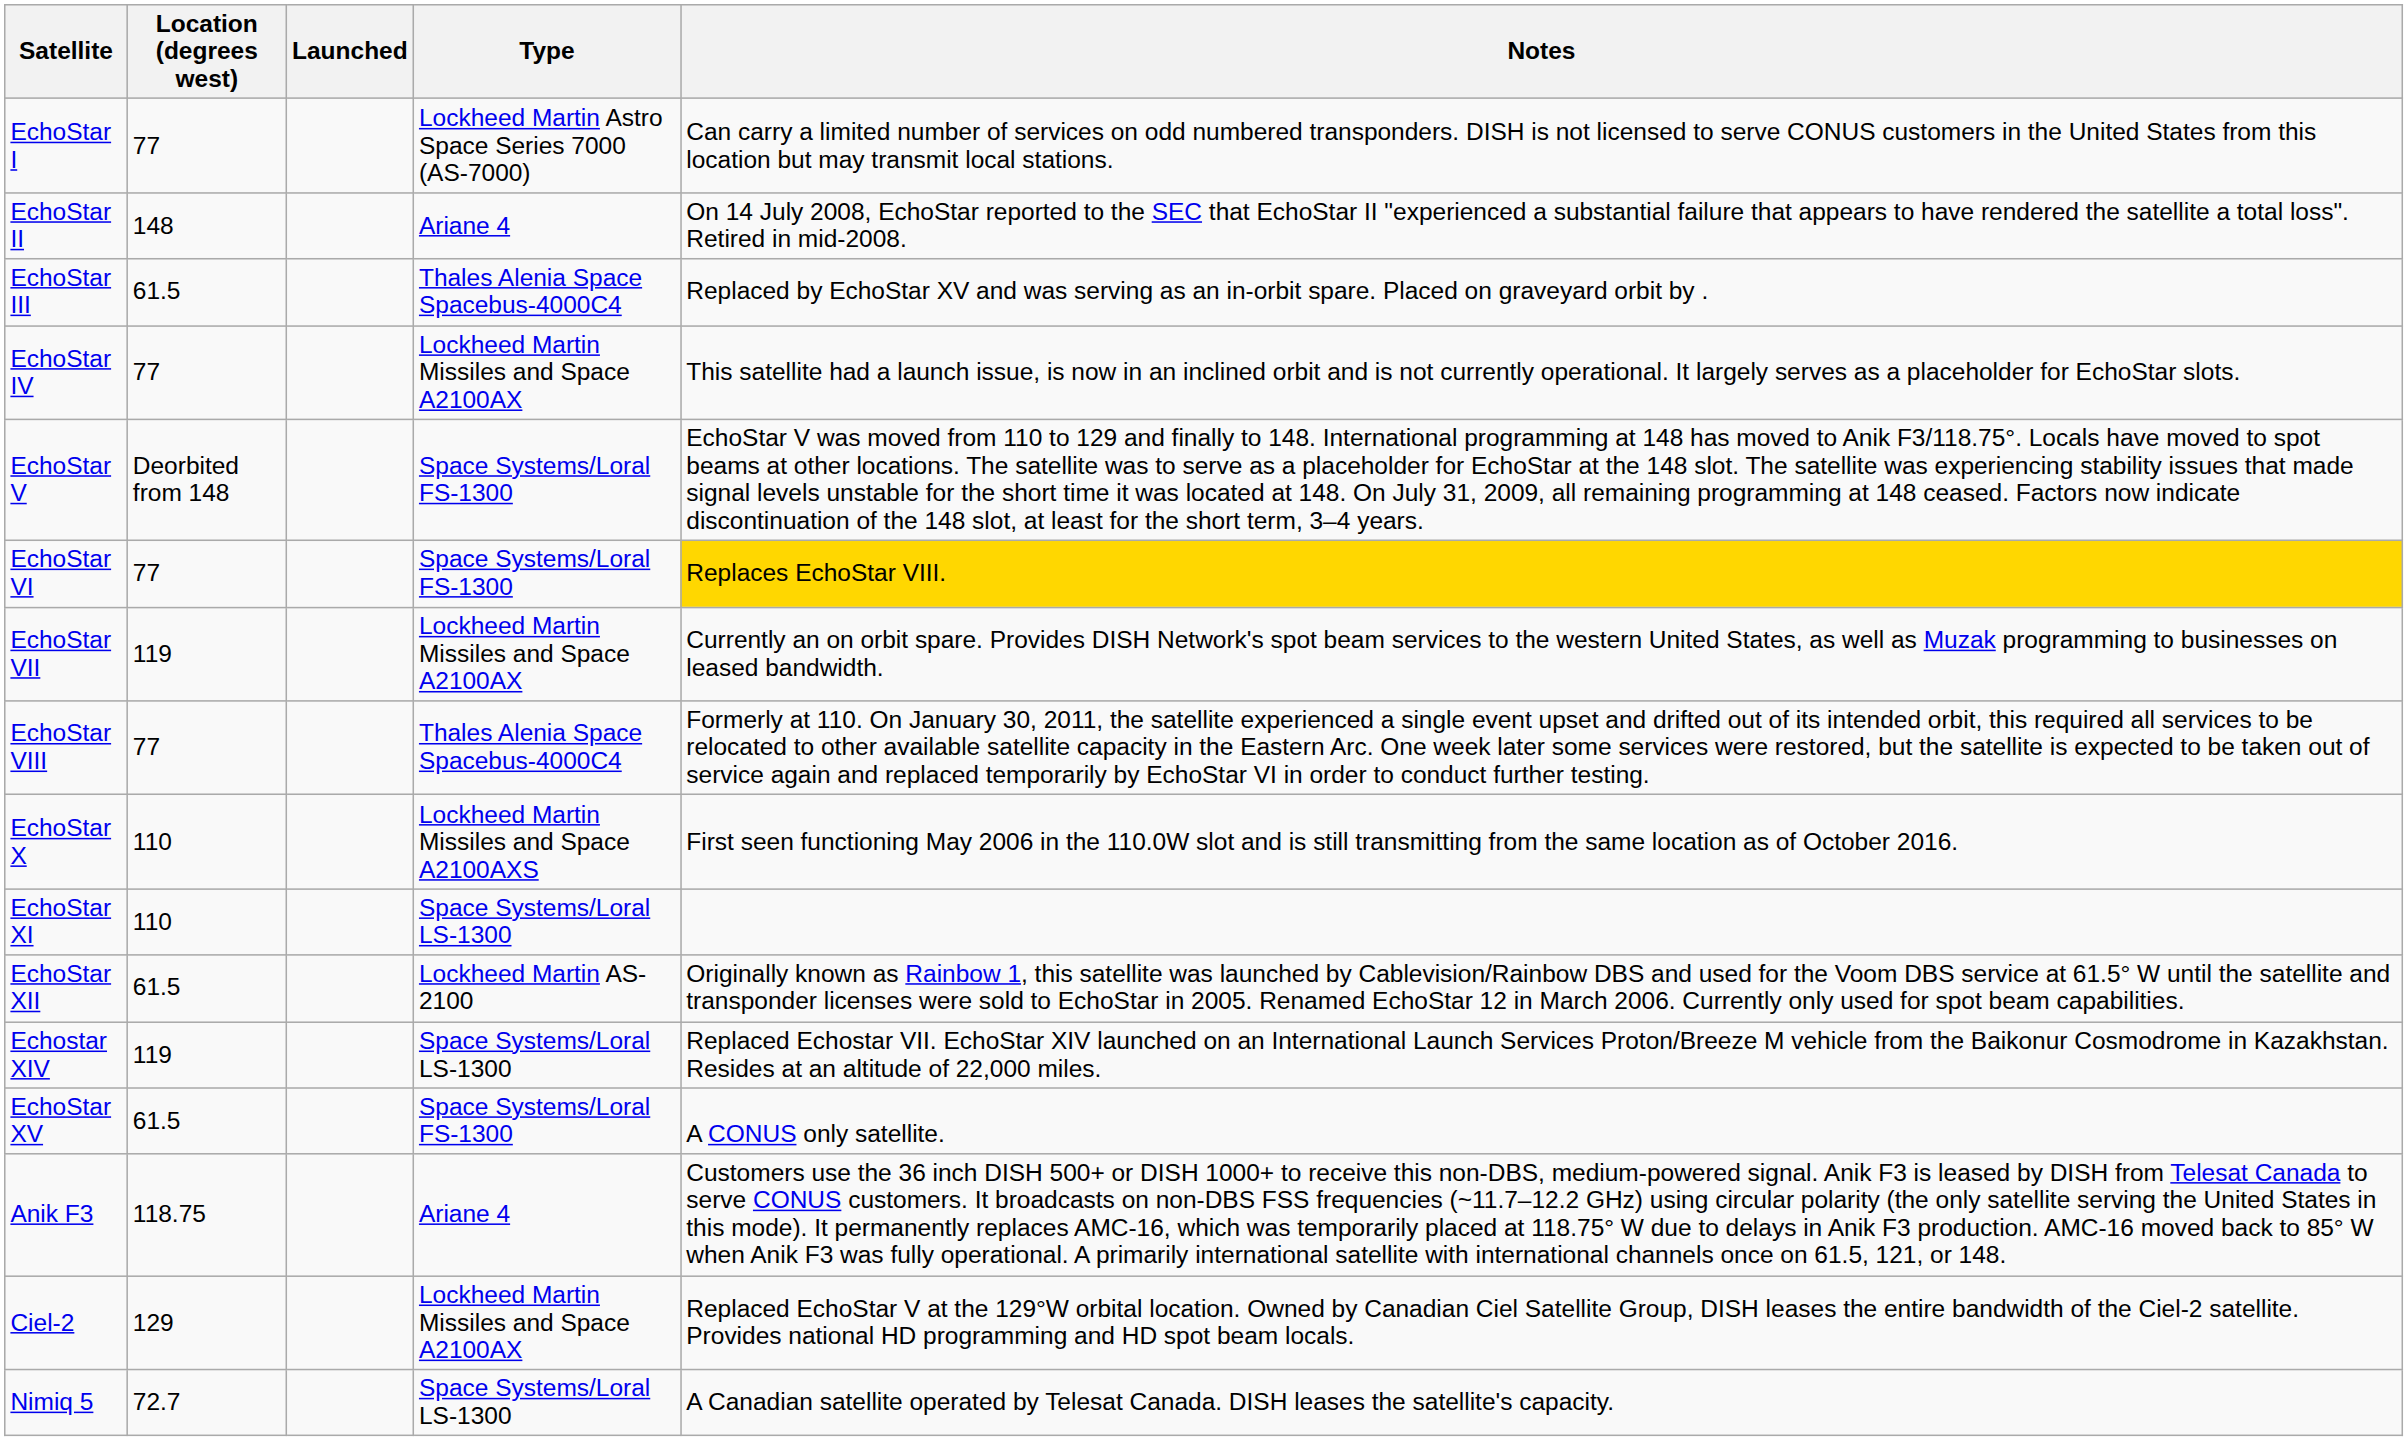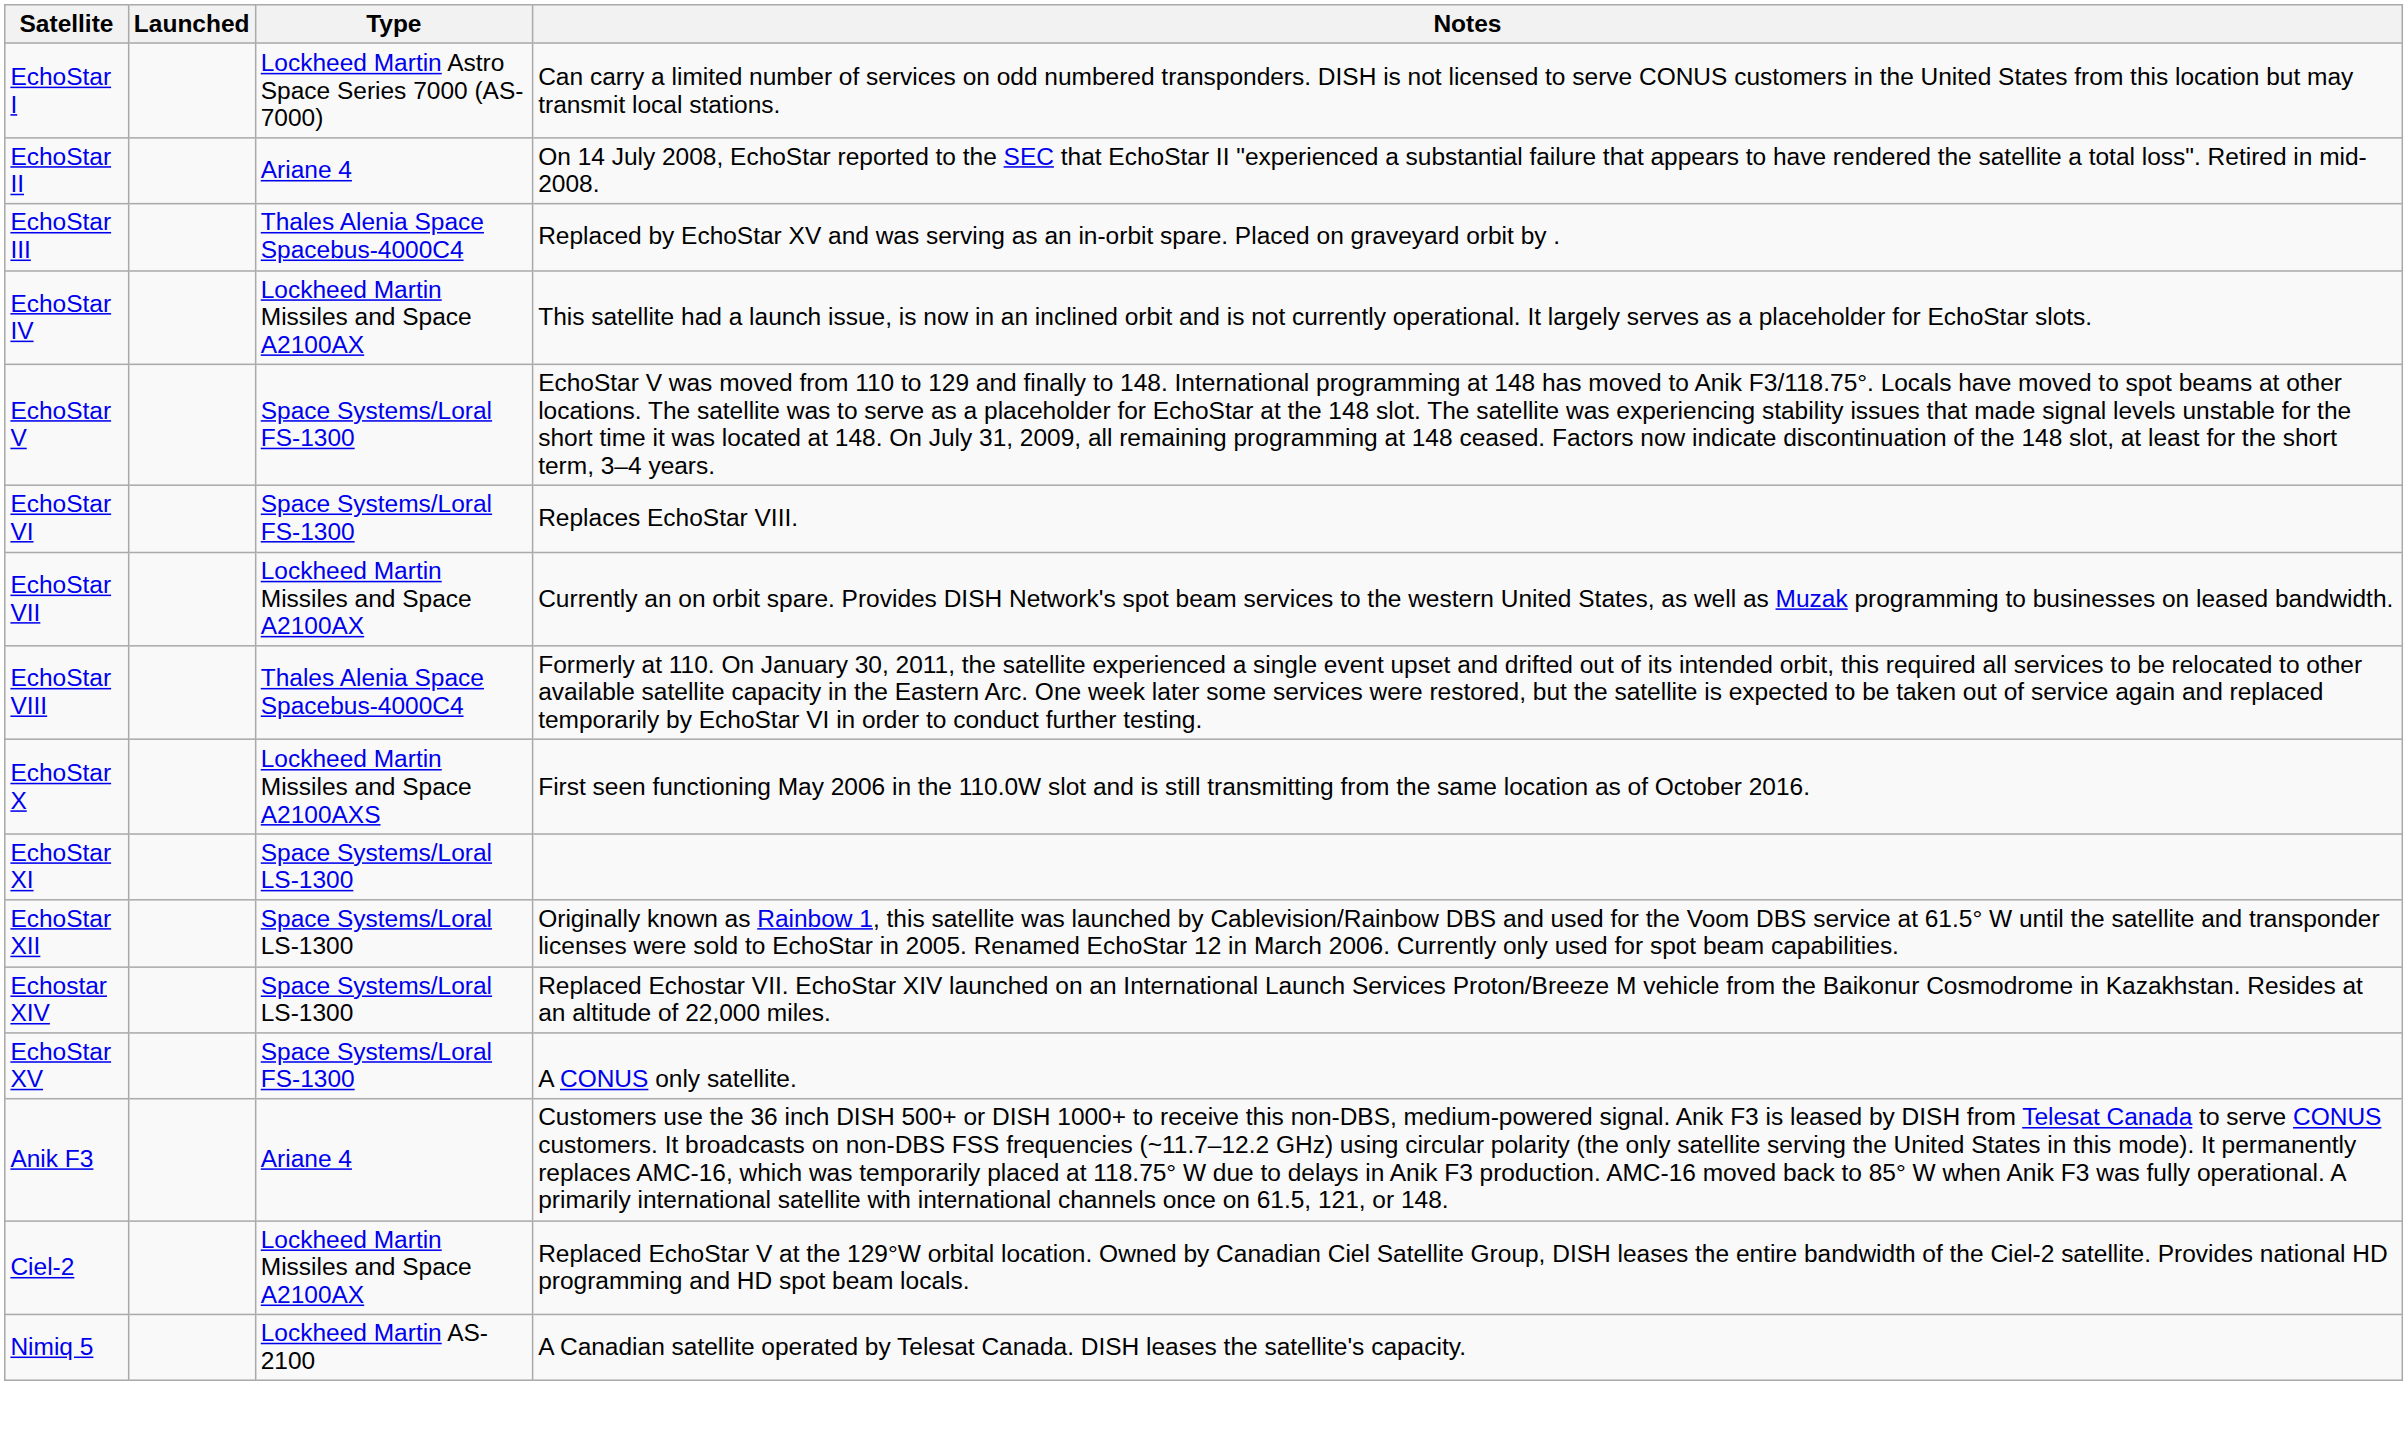- column: (207, 51)
(816, 573) gold background -> (668, 518) no background
(533, 988) Lockheed Martin AS-2100 -> (376, 932) Space Systems/Loral LS-1300
(535, 1402) Space Systems/Loral LS-1300 -> (374, 1347) Lockheed Martin AS-2100
